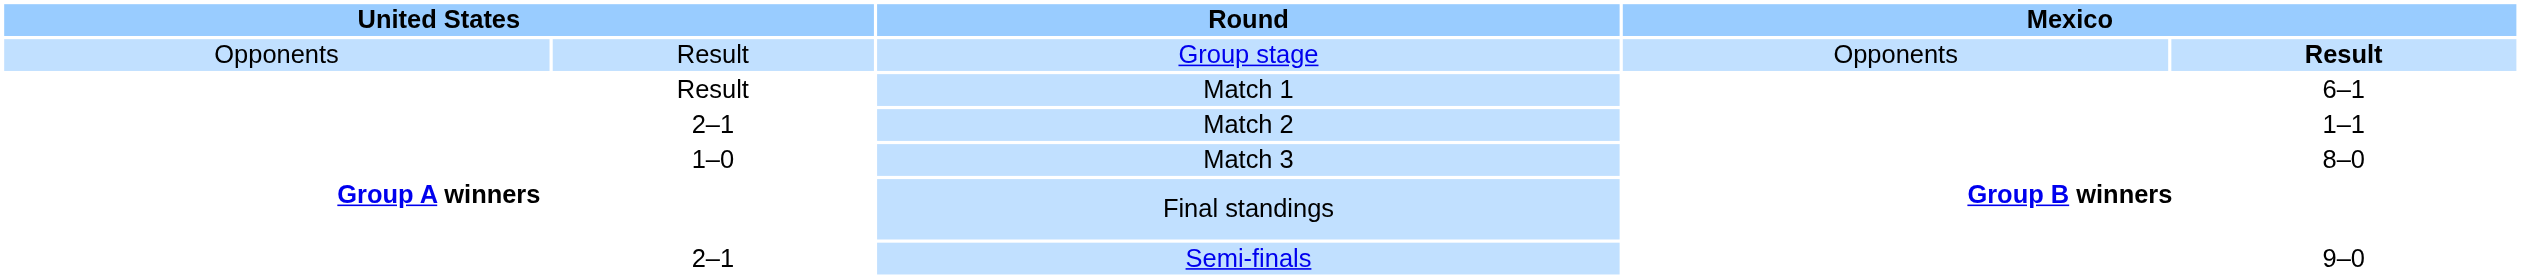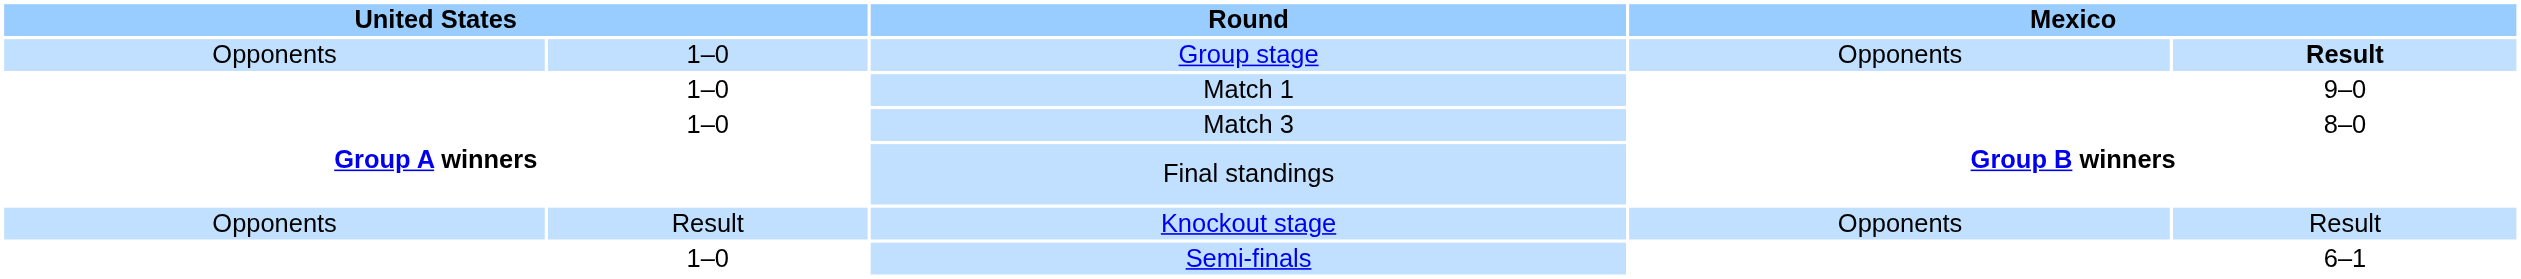(713, 54) Result -> (708, 54) 1–0
(713, 89) Result -> (708, 89) 1–0
(2344, 89) 6–1 -> (2345, 89) 9–0
- row: (1248, 124)
+ row: (1249, 223)
(713, 258) 2–1 -> (708, 258) 1–0
(2344, 258) 9–0 -> (2345, 258) 6–1
